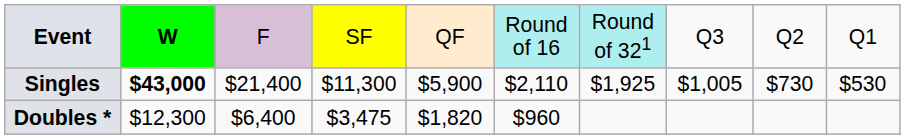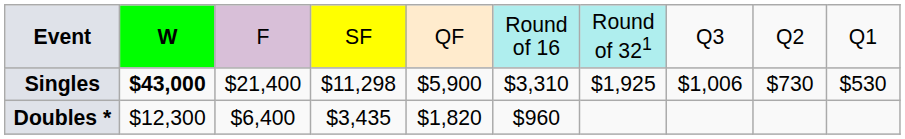(359, 84) $11,300 -> (359, 84) $11,298
(536, 84) $2,110 -> (536, 84) $3,310
(710, 84) $1,005 -> (710, 84) $1,006
(359, 118) $3,475 -> (359, 118) $3,435
